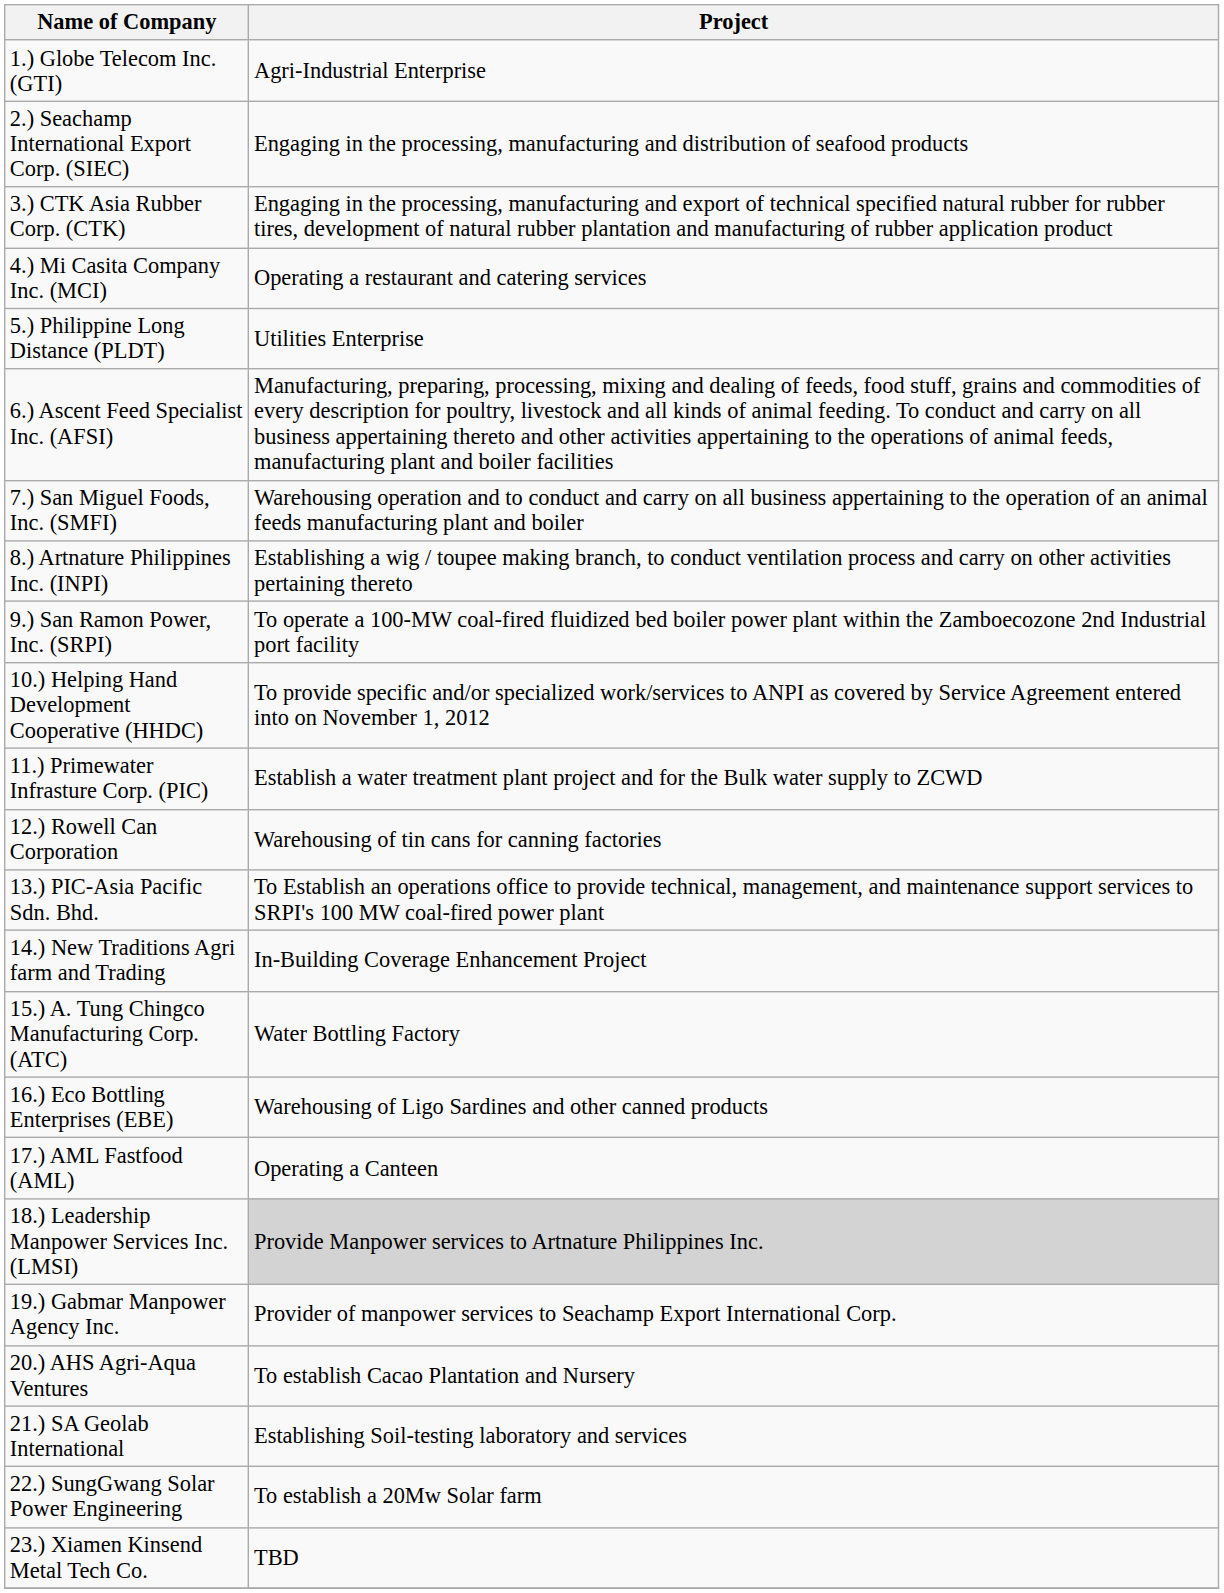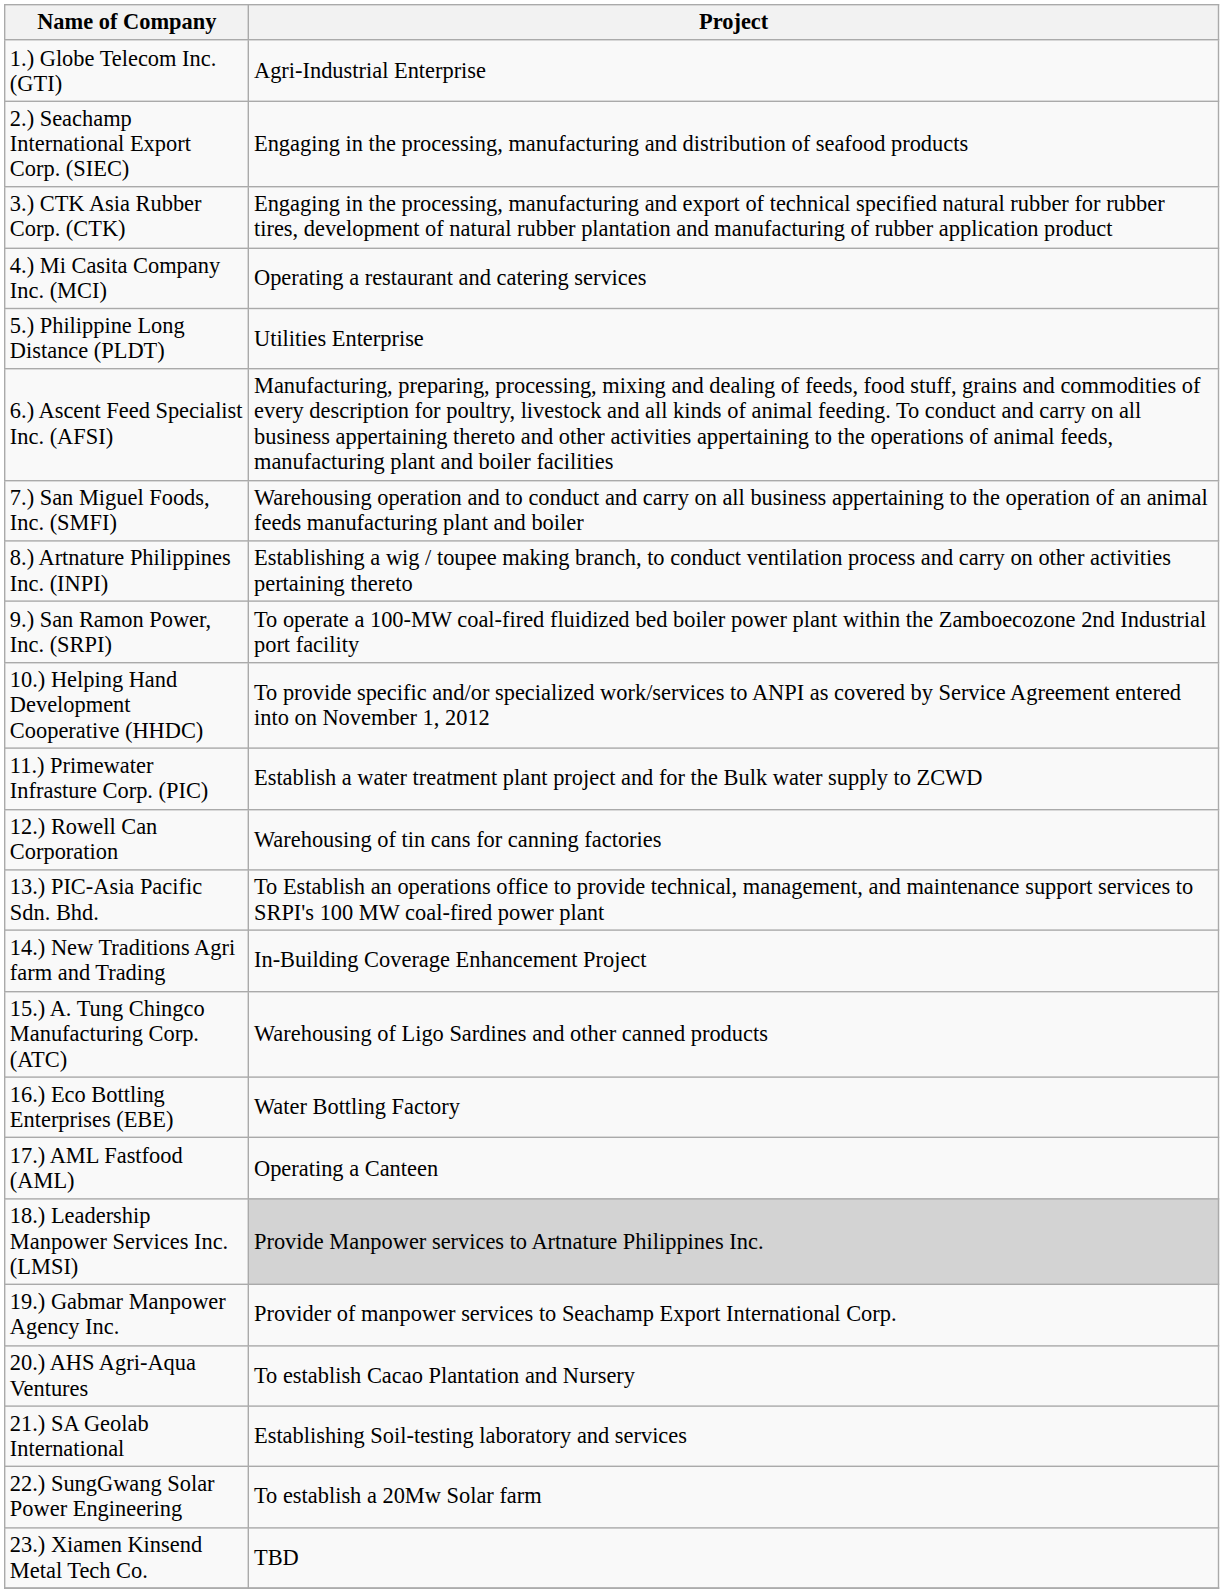(357, 1033) Water Bottling Factory -> (511, 1033) Warehousing of Ligo Sardines and other canned products
(511, 1107) Warehousing of Ligo Sardines and other canned products -> (357, 1107) Water Bottling Factory
